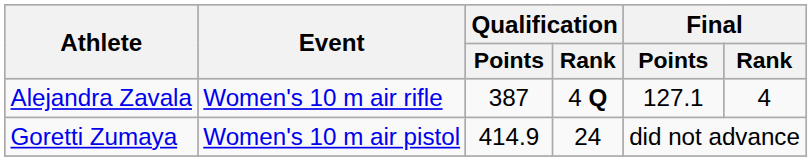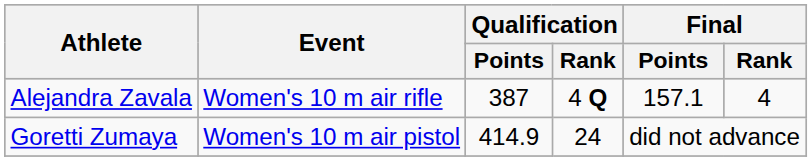(673, 99) 127.1 -> (673, 99) 157.1
